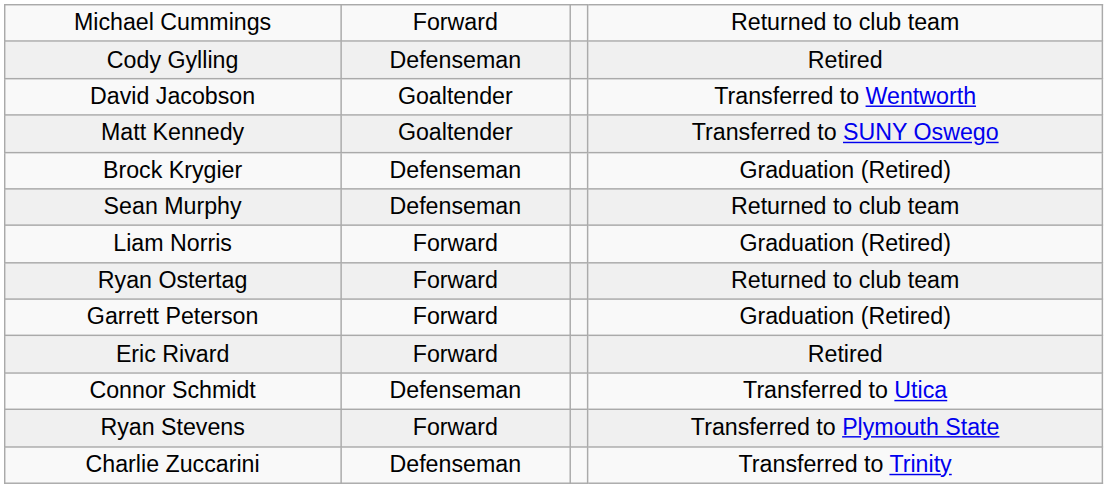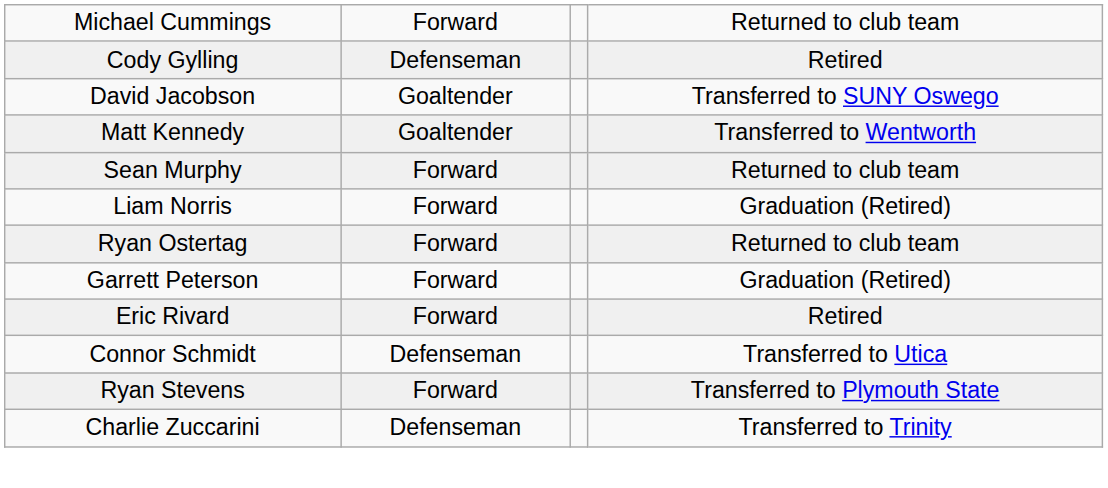(845, 96) Transferred to Wentworth -> (845, 96) Transferred to SUNY Oswego
(845, 133) Transferred to SUNY Oswego -> (845, 133) Transferred to Wentworth
- row: (173, 170)
(455, 206) Defenseman -> (455, 170) Forward
